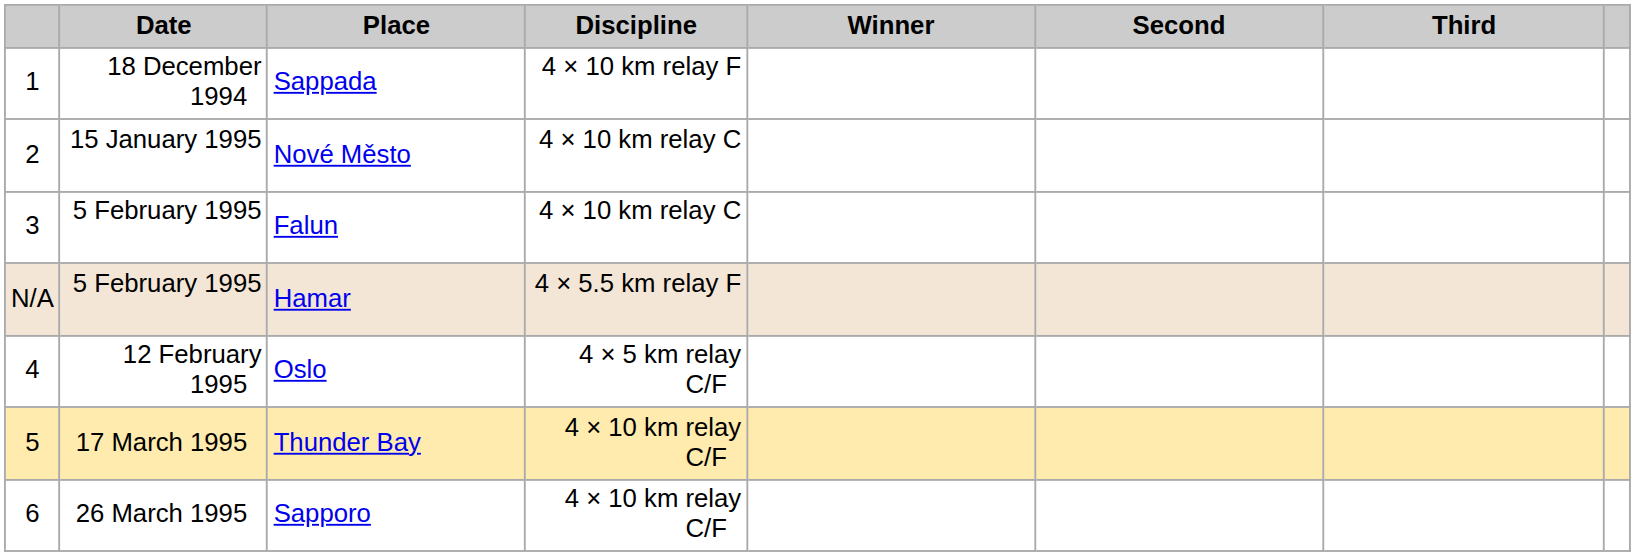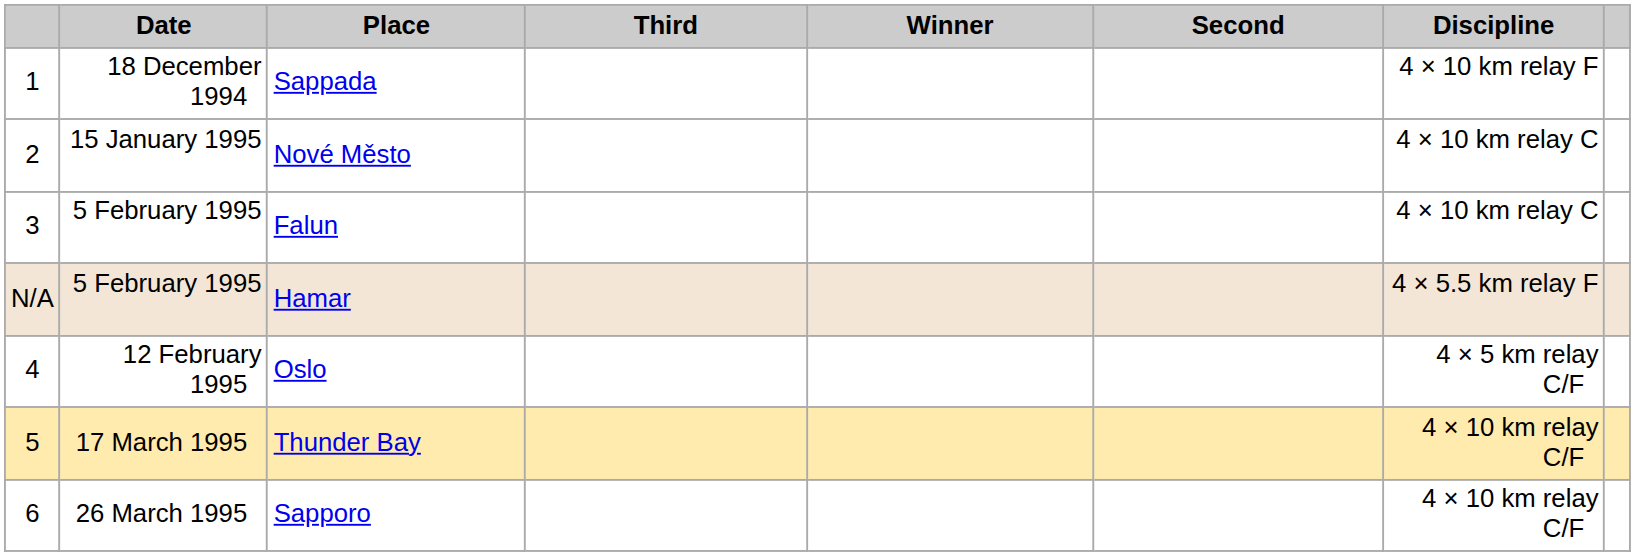columns swapped: (636, 25) <-> (1464, 25)
